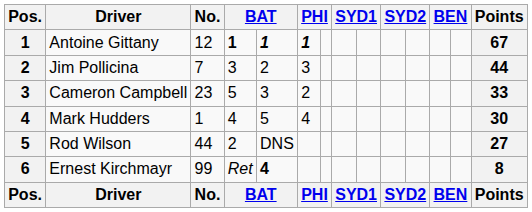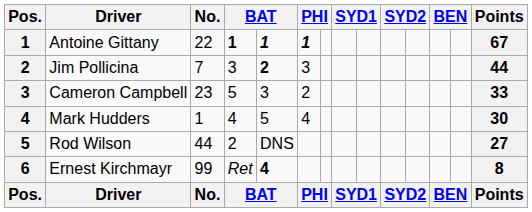(203, 42) 12 -> (203, 42) 22
(264, 67) normal -> (264, 67) bold
